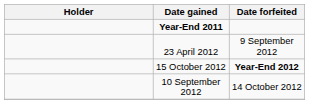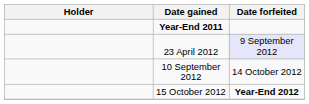(267, 47) no background -> (267, 47) lavender background
rows swapped: (191, 87) <-> (191, 67)
